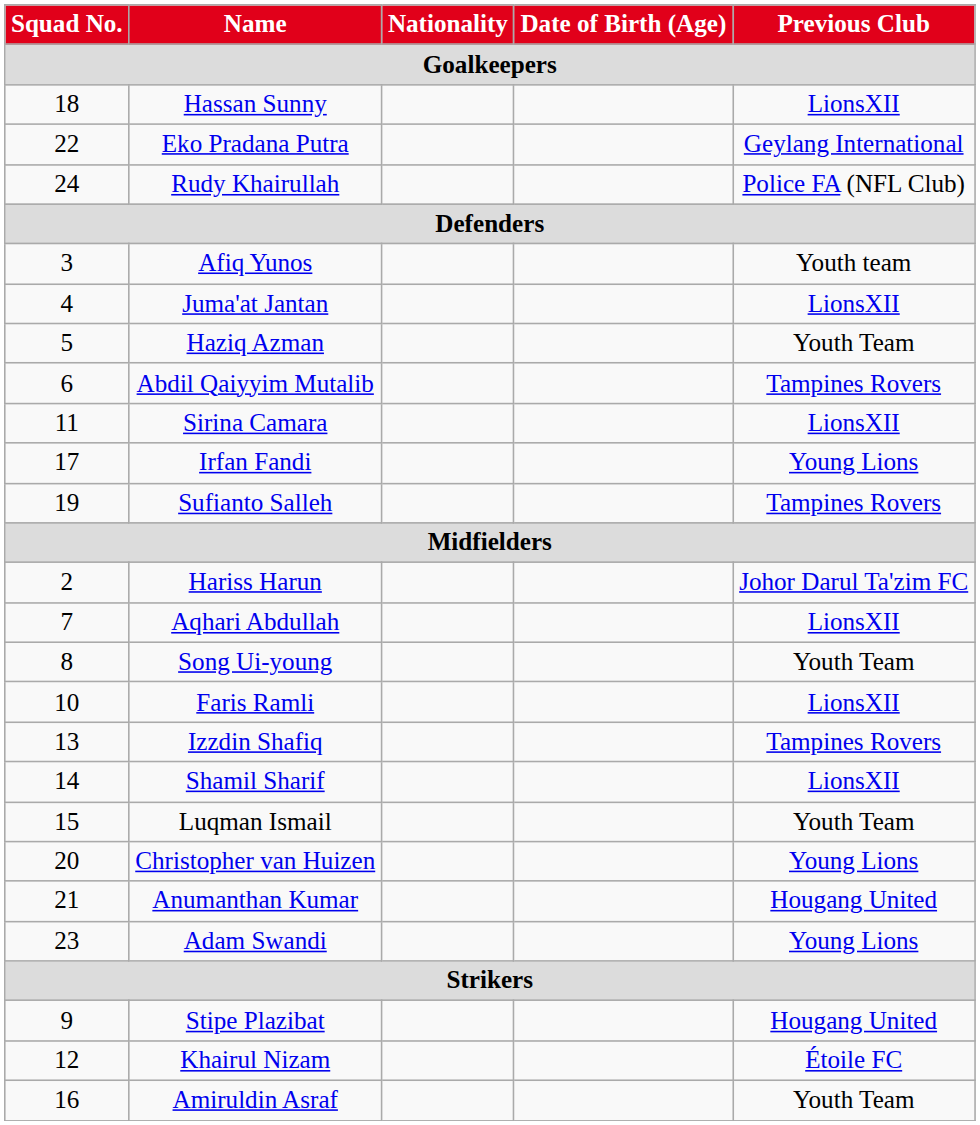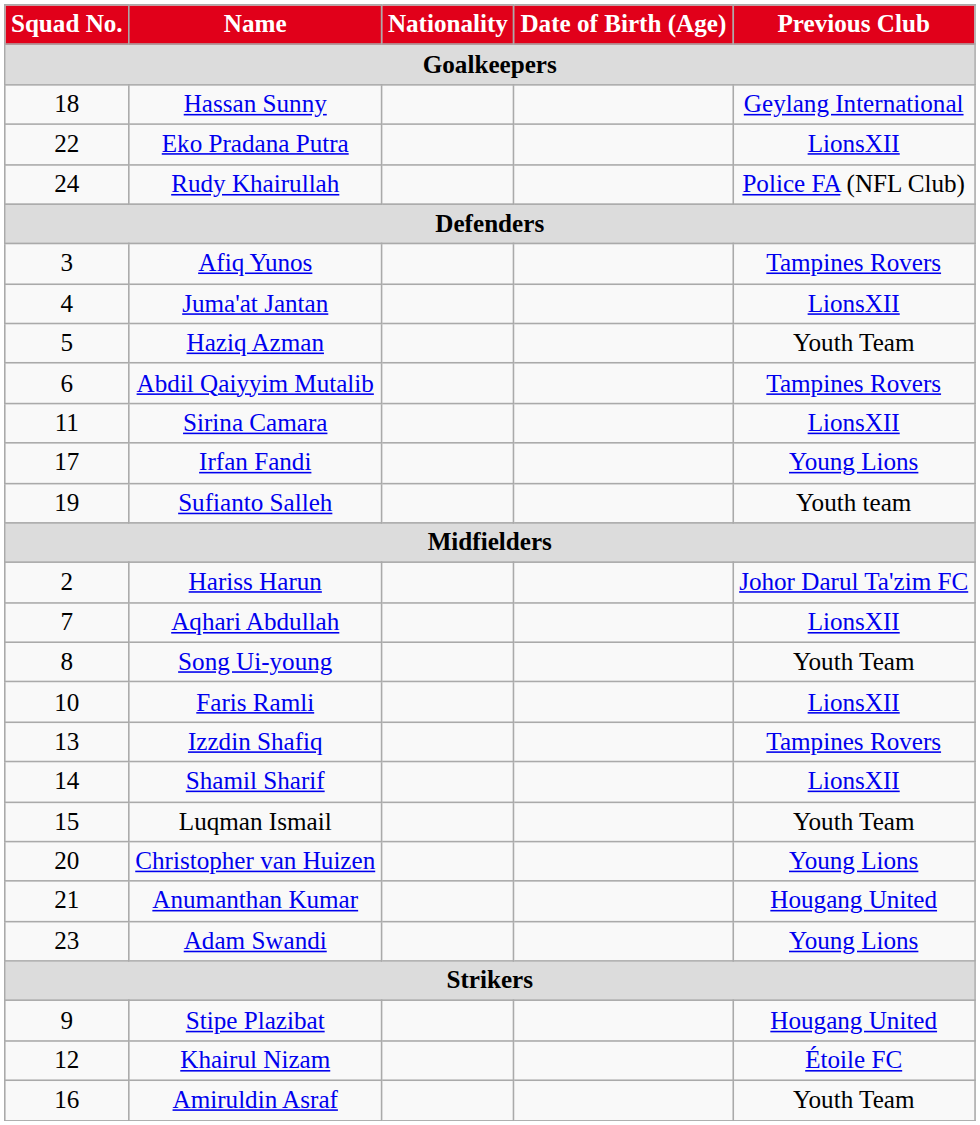(854, 104) LionsXII -> (854, 104) Geylang International
(854, 143) Geylang International -> (854, 143) LionsXII
(854, 263) Youth team -> (854, 263) Tampines Rovers
(854, 502) Tampines Rovers -> (854, 502) Youth team
